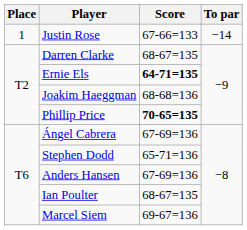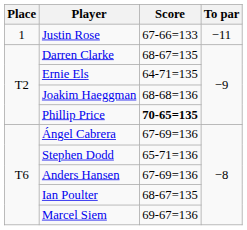(221, 34) −14 -> (221, 34) −11
(170, 74) bold -> (170, 74) normal
